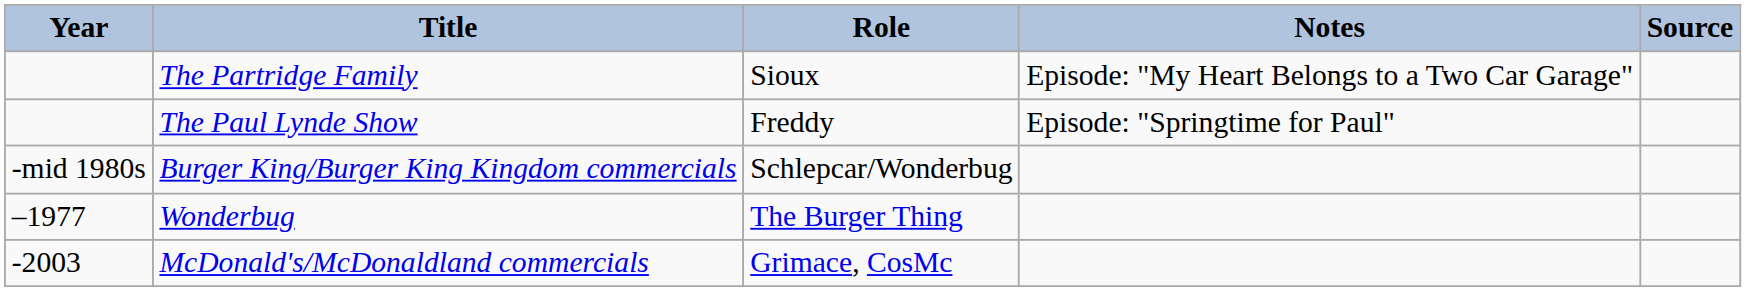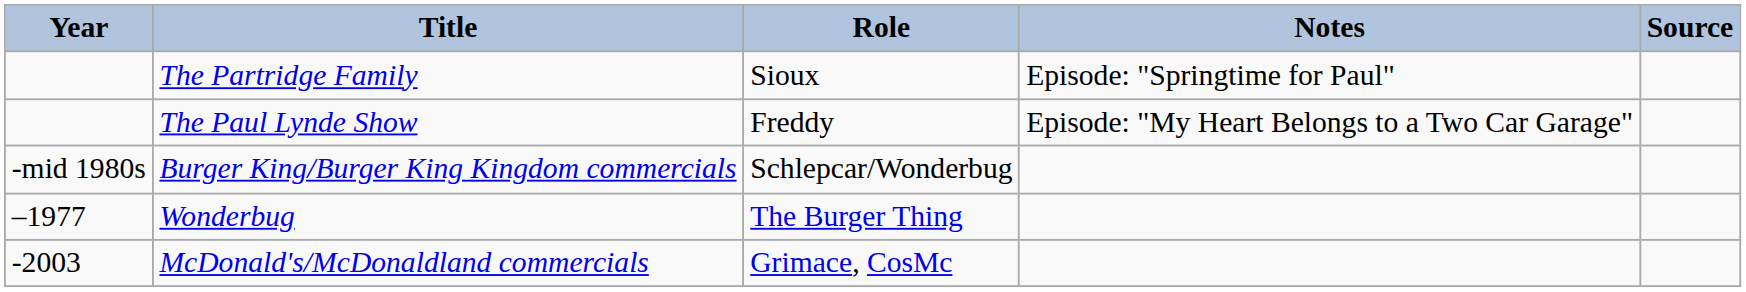(1330, 74) Episode: "My Heart Belongs to a Two Car Garage" -> (1211, 74) Episode: "Springtime for Paul"
(1211, 121) Episode: "Springtime for Paul" -> (1330, 121) Episode: "My Heart Belongs to a Two Car Garage"
